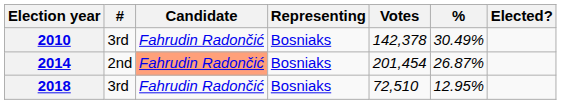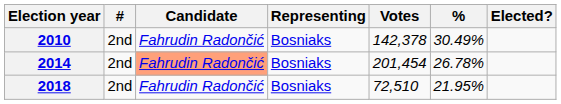(118, 39) 3rd -> (120, 39) 2nd
(459, 63) 26.87% -> (459, 63) 26.78%
(118, 87) 3rd -> (120, 87) 2nd
(459, 87) 12.95% -> (459, 87) 21.95%
